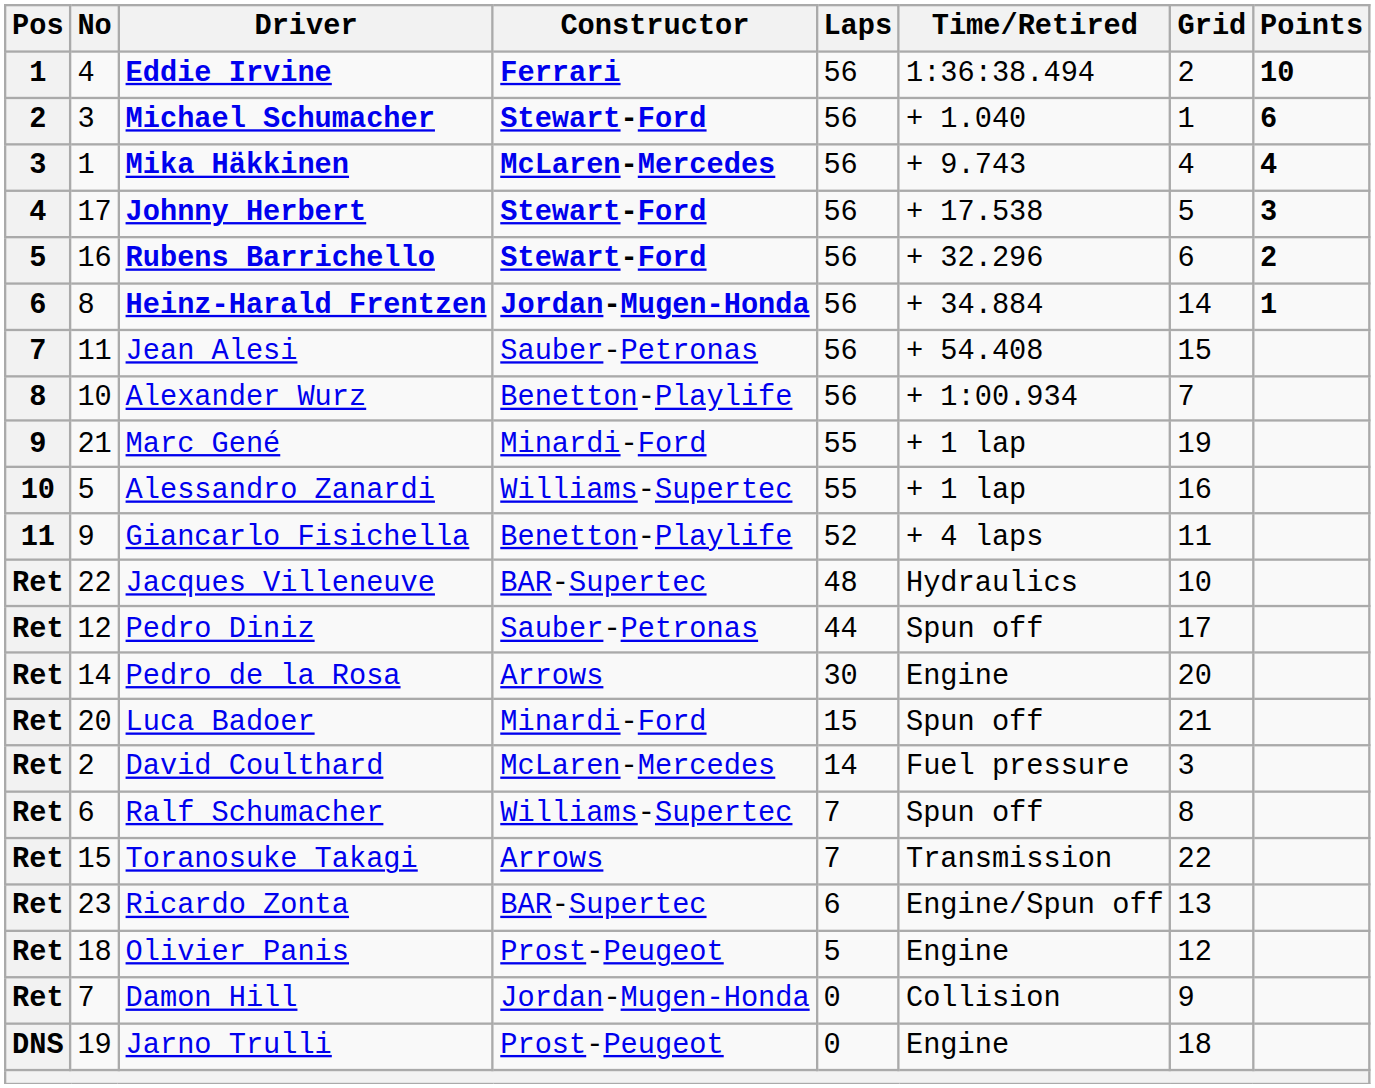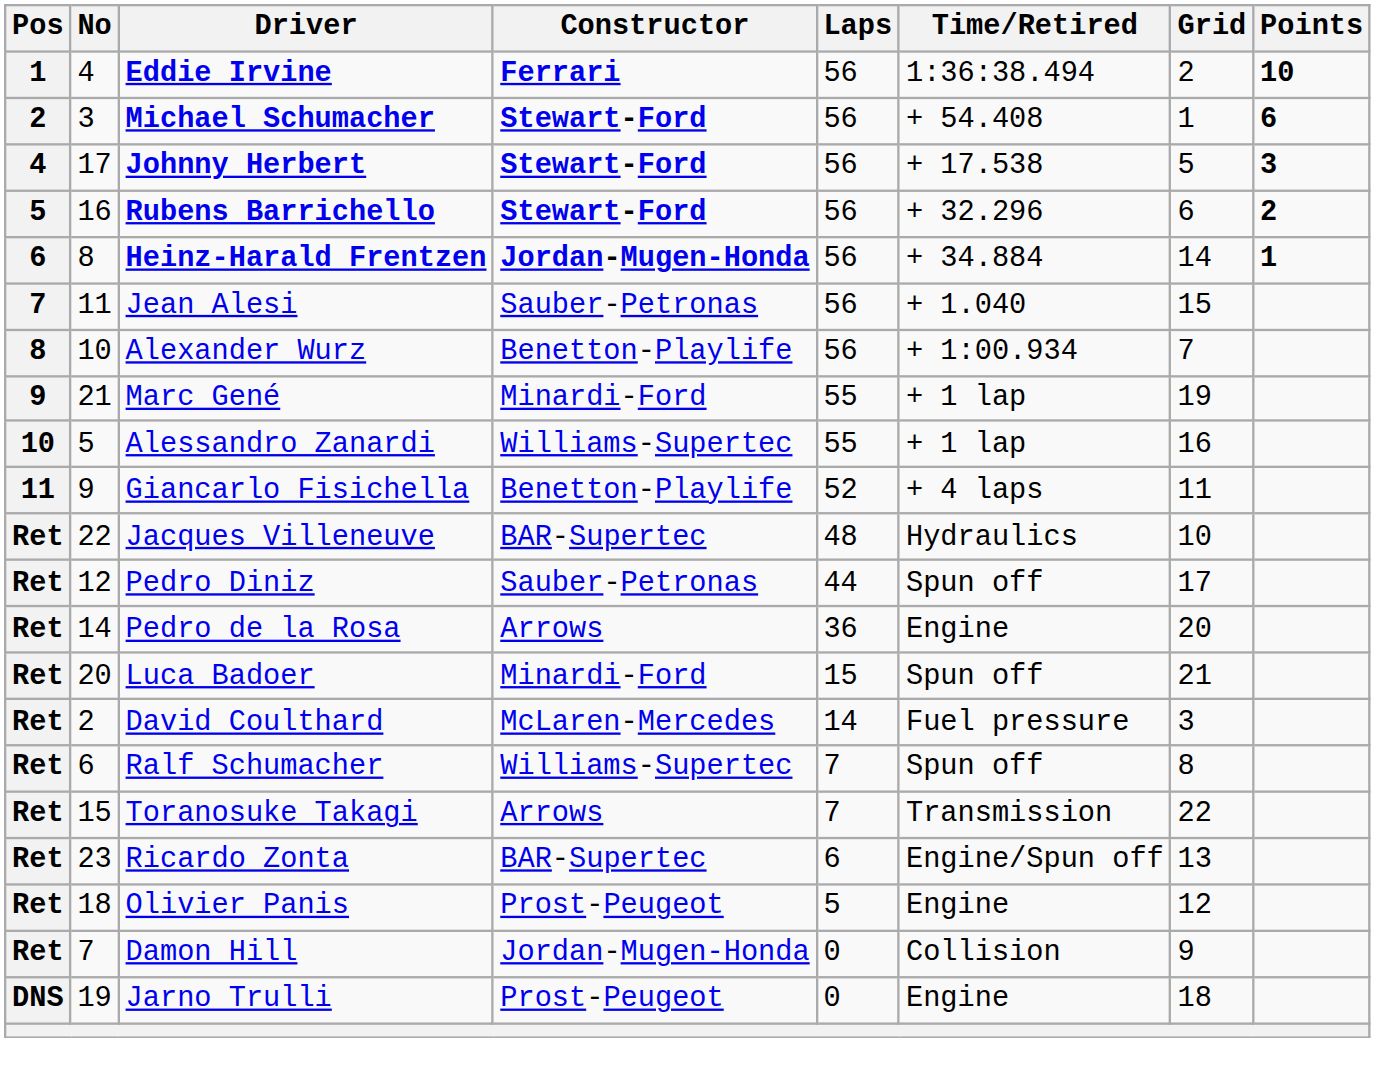(966, 121) + 1.040 -> (975, 121) + 54.408
- row: (237, 167)
(975, 352) + 54.408 -> (966, 306) + 1.040
(841, 676) 30 -> (841, 630) 36
